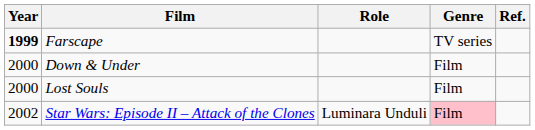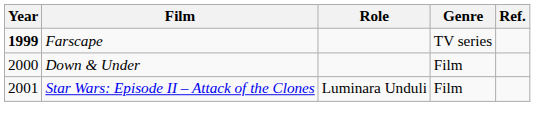- row: (77, 88)
(23, 112) 2002 -> (23, 88) 2001
(448, 112) pink background -> (448, 88) no background
